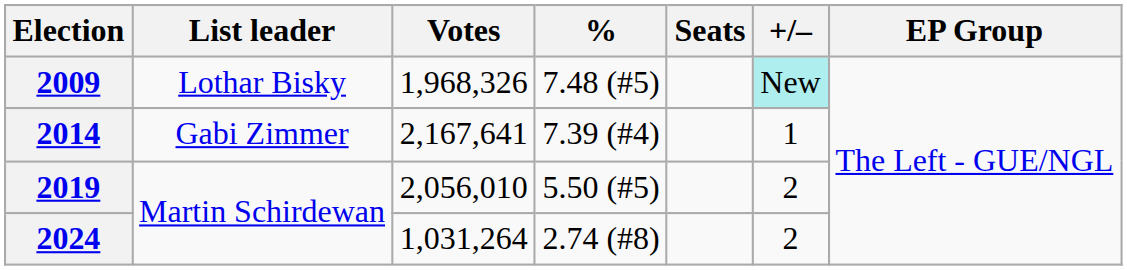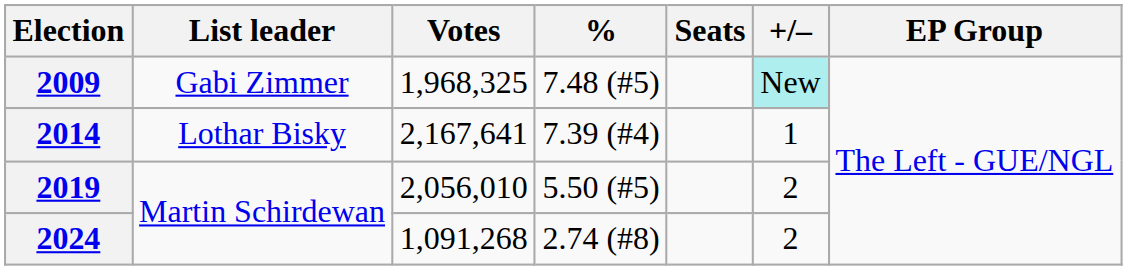(262, 81) Lothar Bisky -> (262, 81) Gabi Zimmer
(464, 81) 1,968,326 -> (464, 81) 1,968,325
(262, 133) Gabi Zimmer -> (262, 133) Lothar Bisky
(464, 237) 1,031,264 -> (464, 237) 1,091,268
